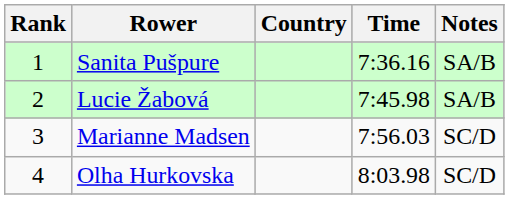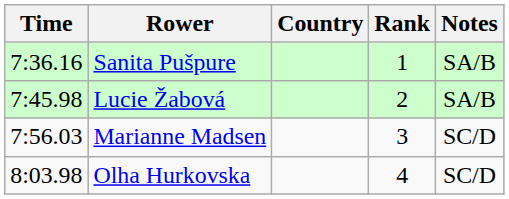columns swapped: (38, 23) <-> (394, 23)
